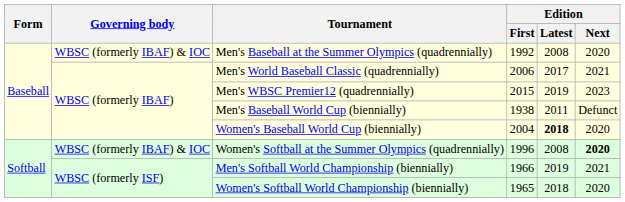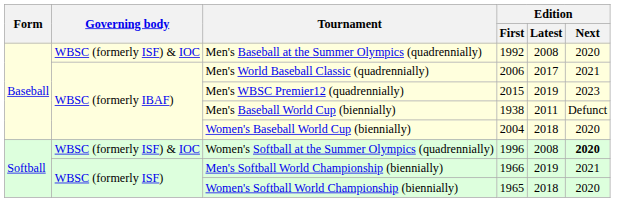(132, 52) WBSC (formerly IBAF) & IOC -> (127, 52) WBSC (formerly ISF) & IOC
(556, 129) bold -> (546, 129) normal
(132, 149) WBSC (formerly IBAF) & IOC -> (127, 149) WBSC (formerly ISF) & IOC
